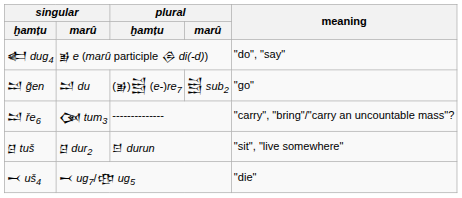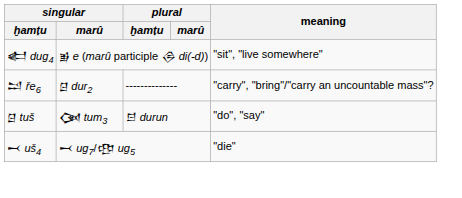(260, 54) "do", "say" -> (268, 54) "sit", "live somewhere"
- row: (26, 87)
(83, 119) 𒉐 tum3 -> (76, 88) 𒆪 dur2
(76, 149) 𒆪 dur2 -> (83, 119) 𒉐 tum3
(289, 146) "sit", "live somewhere" -> (239, 116) "do", "say"
